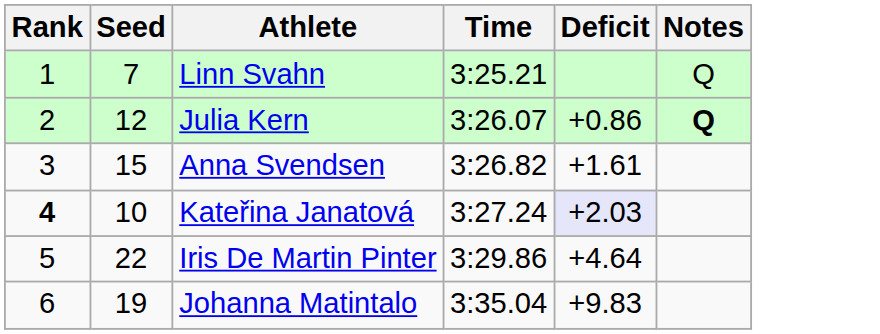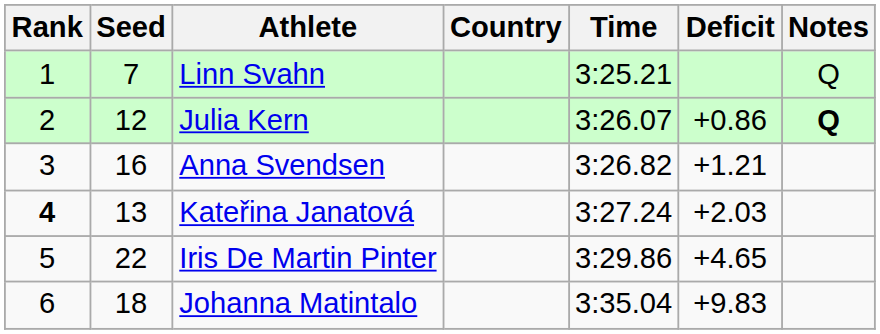+ column: (506, 27)
(131, 166) 15 -> (131, 166) 16
(605, 166) +1.61 -> (730, 166) +1.21
(131, 212) 10 -> (131, 212) 13
(605, 212) lavender background -> (730, 212) no background
(605, 258) +4.64 -> (730, 258) +4.65
(131, 304) 19 -> (131, 304) 18
